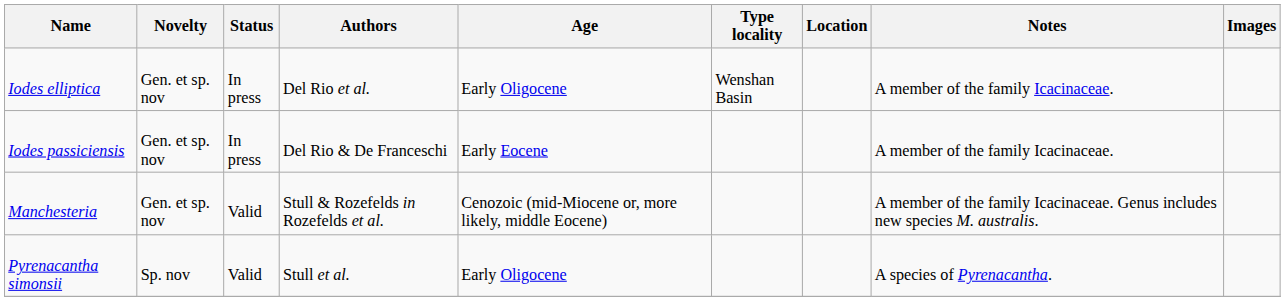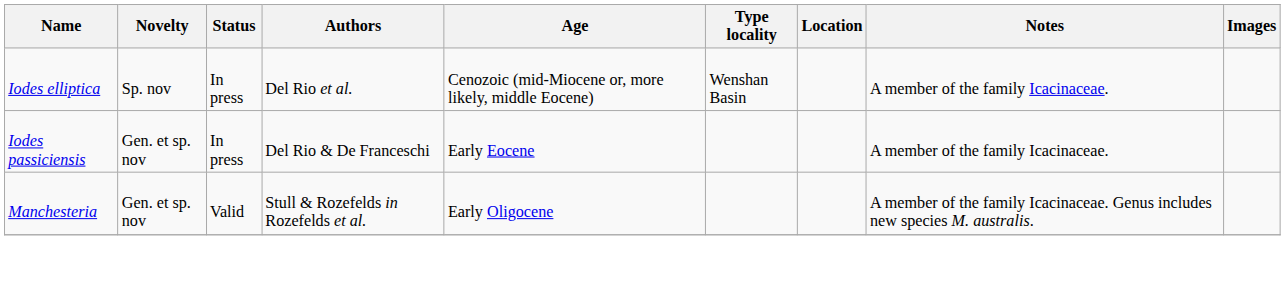(175, 88) Gen. et sp. nov -> (146, 88) Sp. nov
(514, 88) Early Oligocene -> (556, 88) Cenozoic (mid-Miocene or, more likely, middle Eocene)
(569, 212) Cenozoic (mid-Miocene or, more likely, middle Eocene) -> (501, 212) Early Oligocene
- row: (53, 274)
